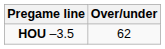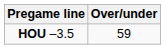(124, 34) 62 -> (124, 34) 59
